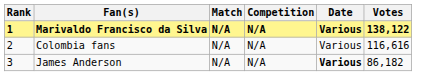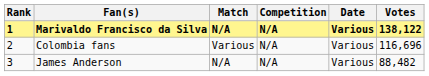(221, 46) N/A -> (233, 46) Various
(388, 46) 116,616 -> (400, 46) 116,696
(341, 62) bold -> (353, 62) normal
(385, 62) 86,182 -> (397, 62) 88,482
